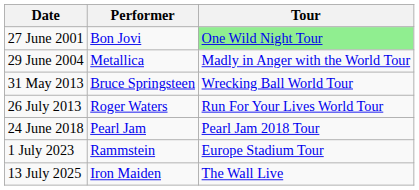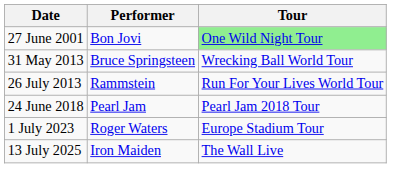- row: (46, 60)
(129, 106) Roger Waters -> (123, 83) Rammstein
(123, 151) Rammstein -> (129, 128) Roger Waters
